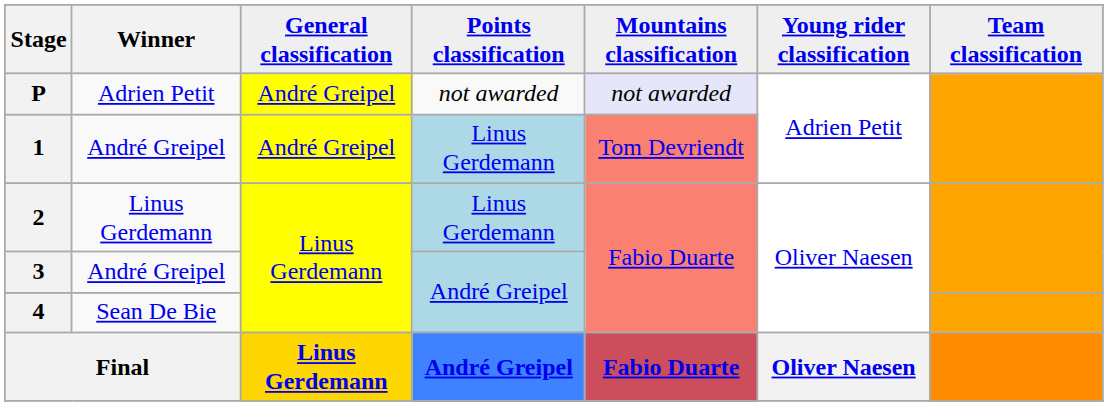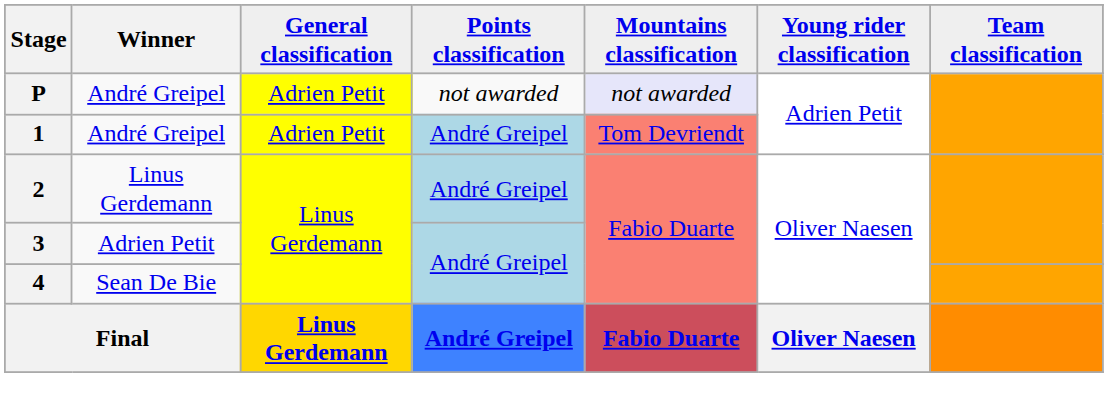(156, 93) Adrien Petit -> (156, 93) André Greipel
(326, 93) André Greipel -> (326, 93) Adrien Petit
(326, 148) André Greipel -> (326, 134) Adrien Petit
(499, 148) Linus Gerdemann -> (499, 134) André Greipel
(499, 217) Linus Gerdemann -> (499, 188) André Greipel
(156, 271) André Greipel -> (156, 243) Adrien Petit
